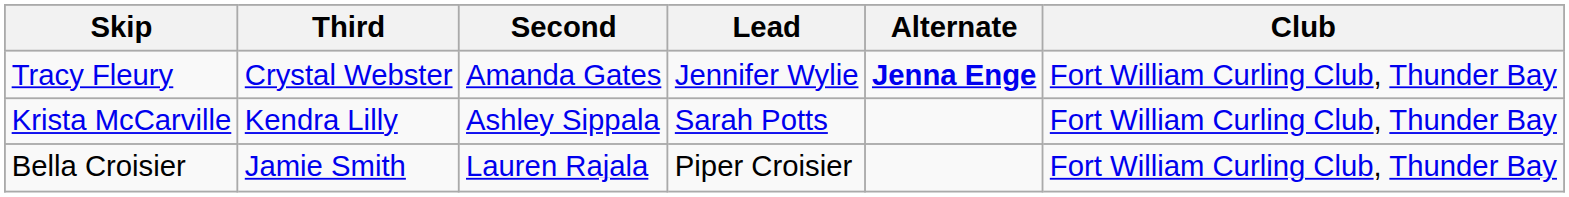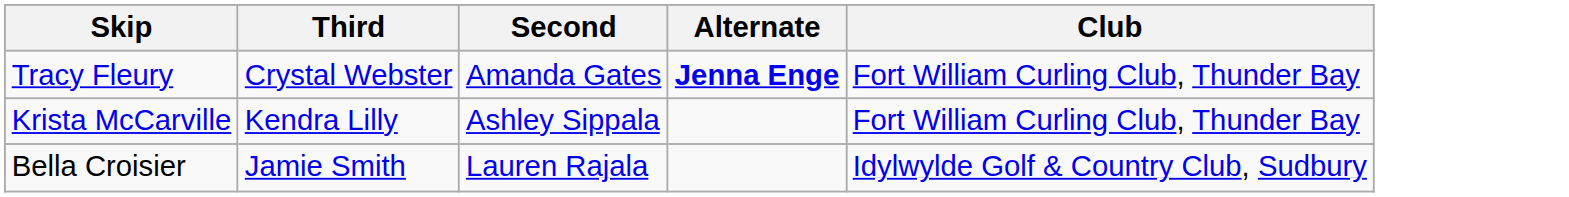- column: (767, 27)
(1303, 167) Fort William Curling Club, Thunder Bay -> (1110, 167) Idylwylde Golf & Country Club, Sudbury
